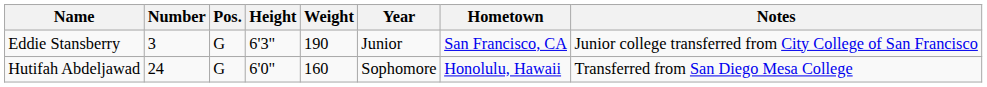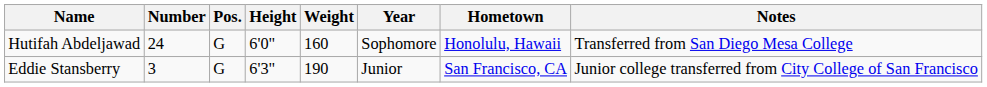rows swapped: (64, 43) <-> (74, 69)
